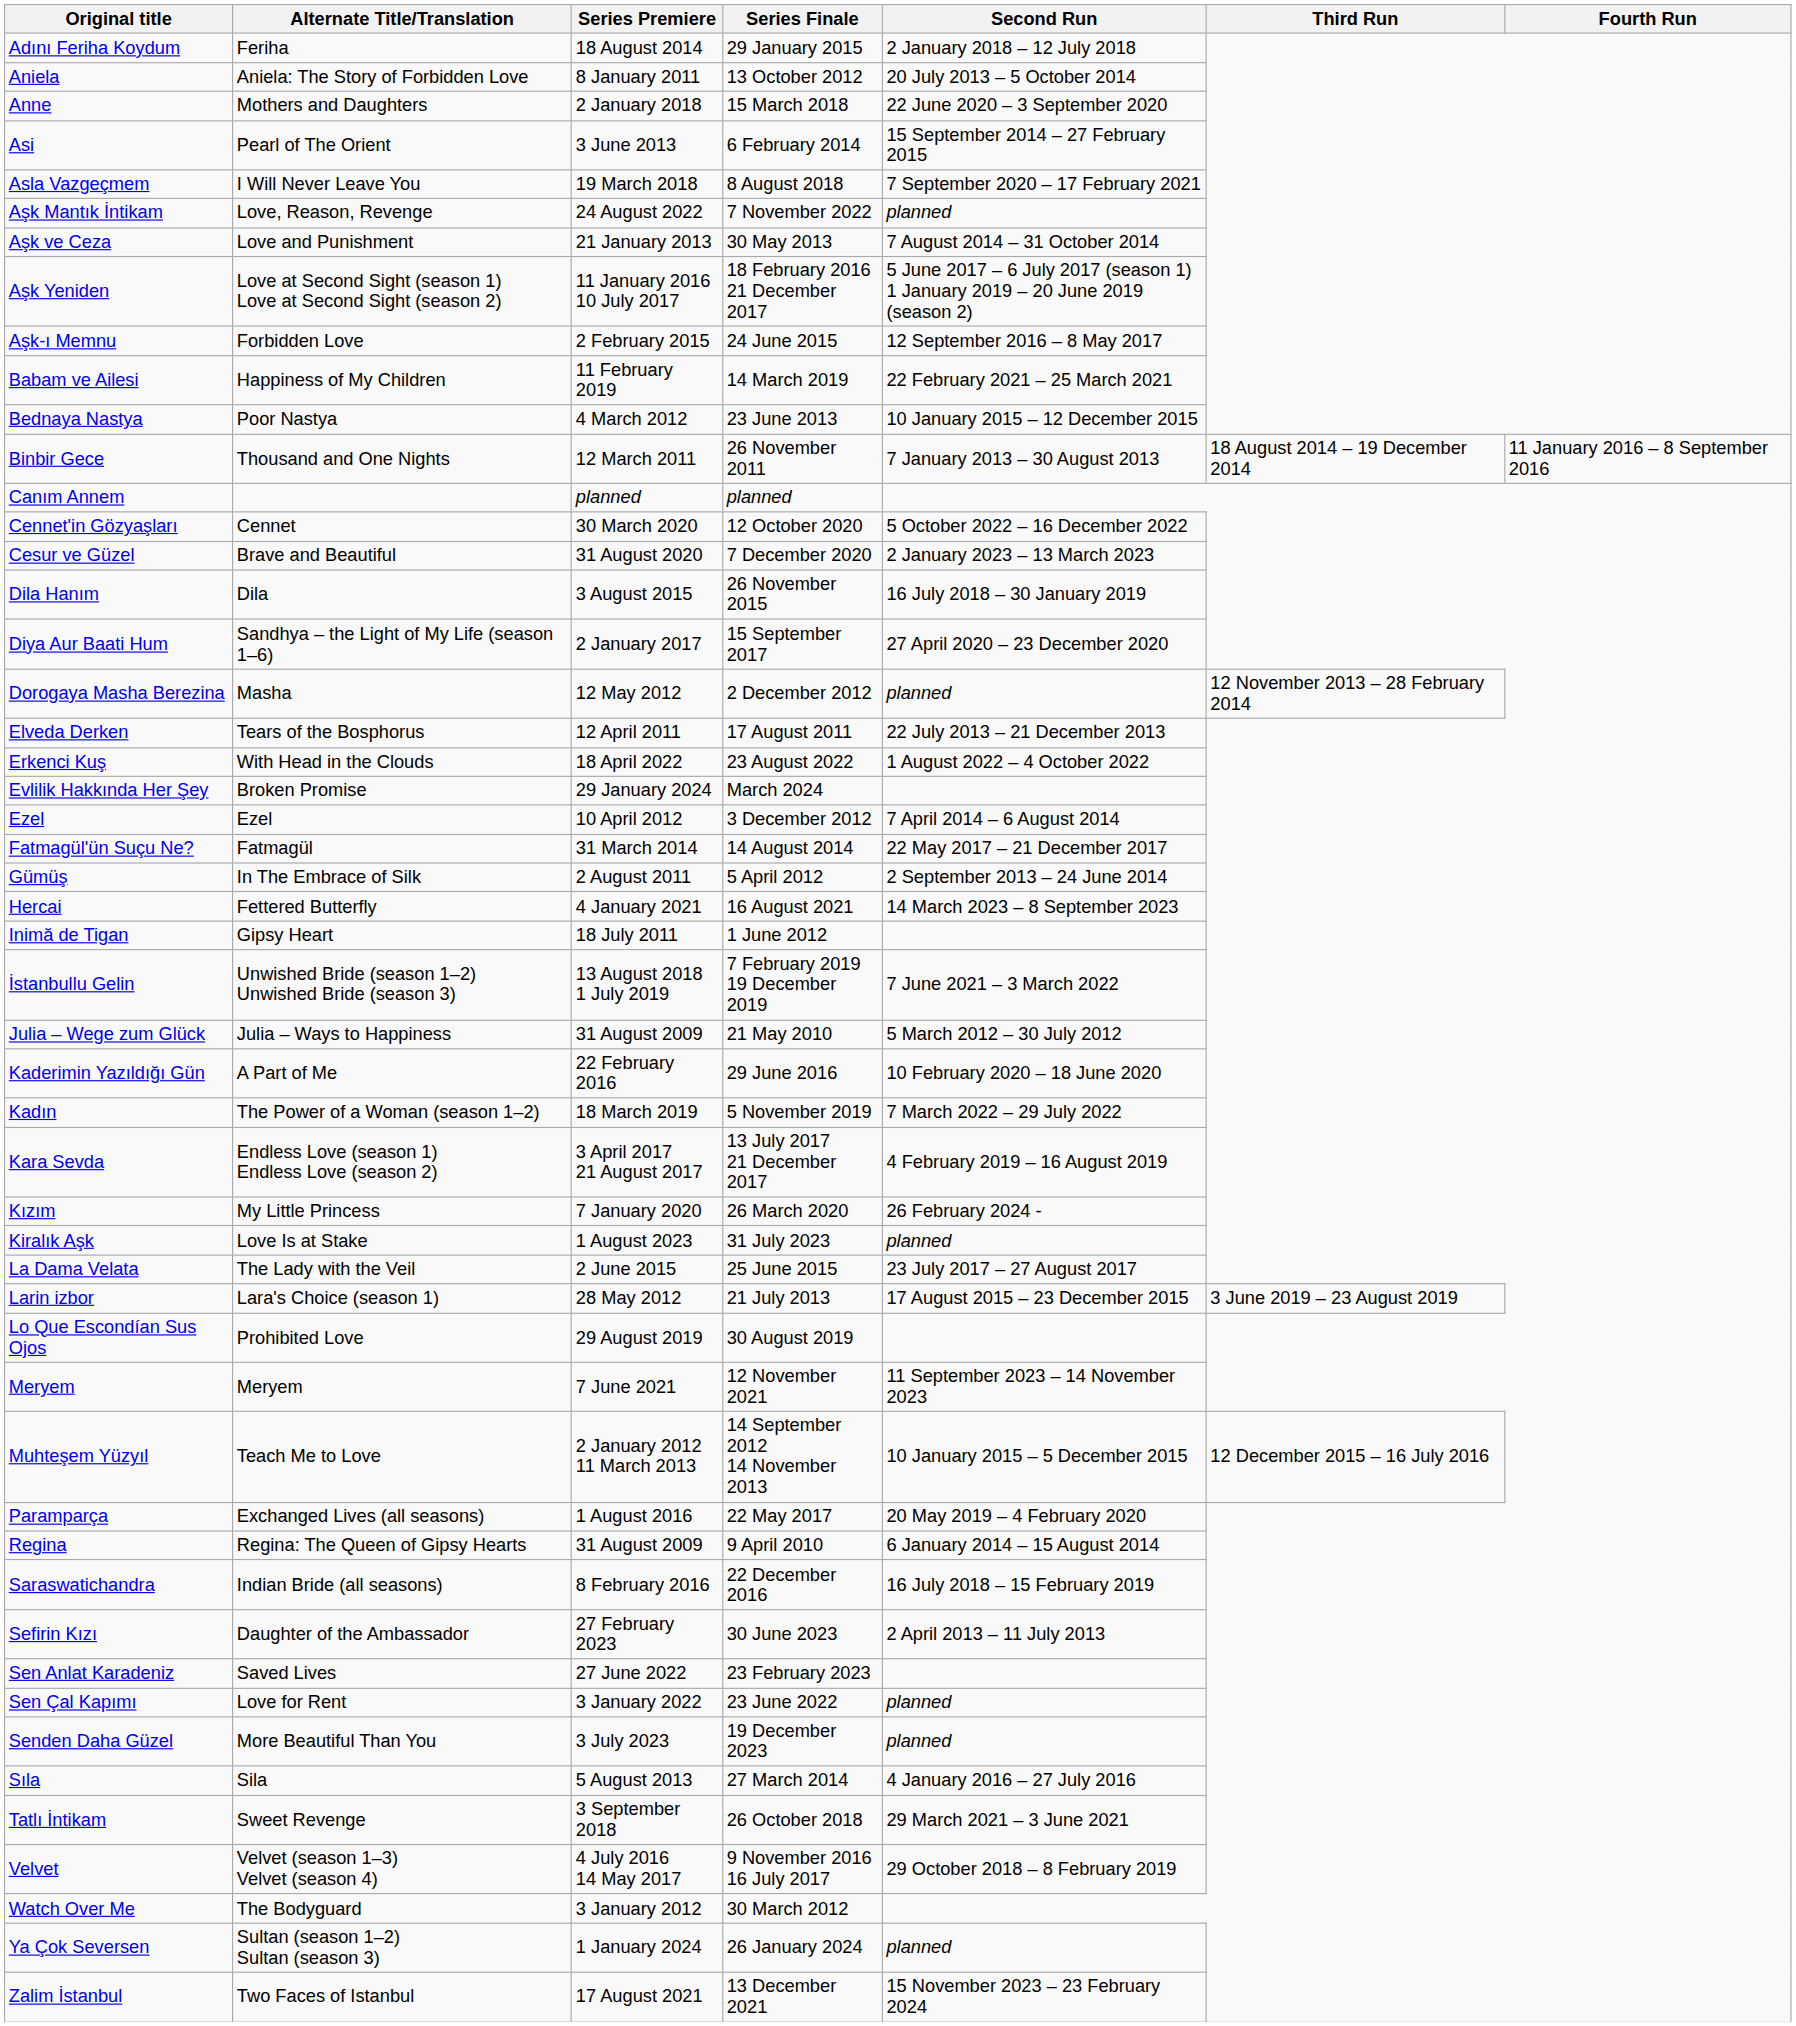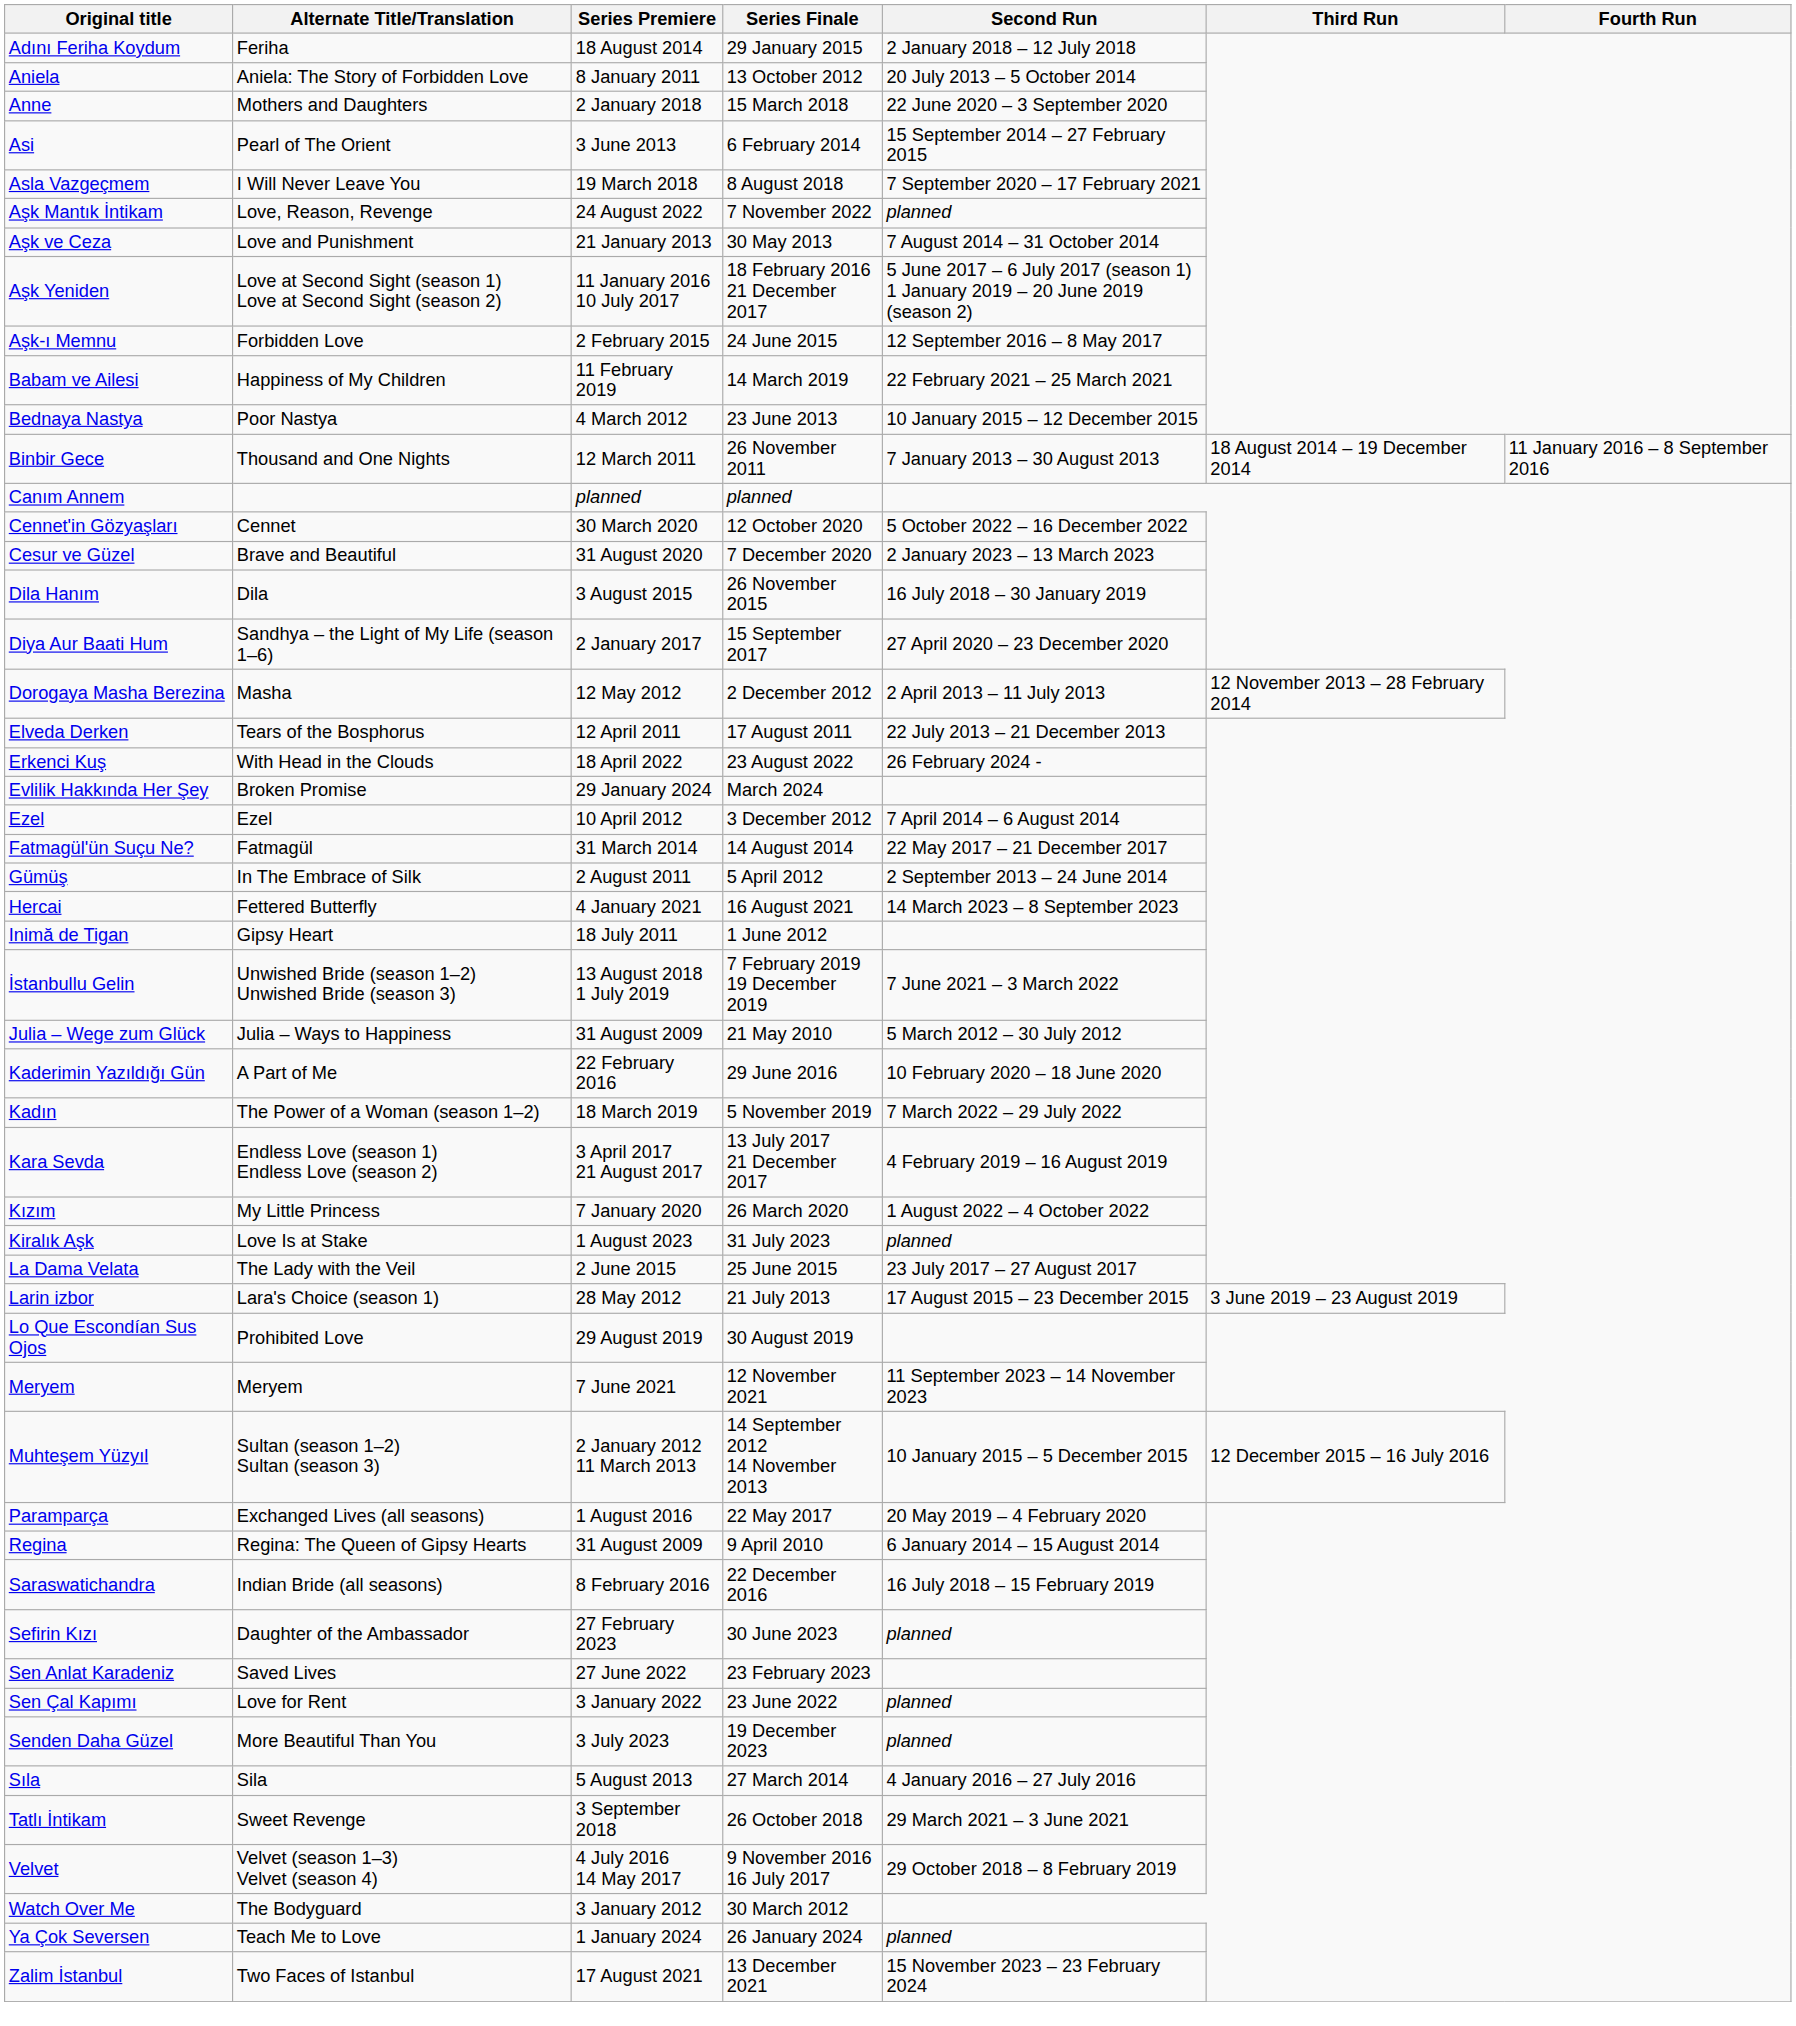(919, 693) planned -> (996, 693) 2 April 2013 – 11 July 2013
(1018, 761) 1 August 2022 – 4 October 2022 -> (964, 761) 26 February 2024 -
(964, 1211) 26 February 2024 - -> (1018, 1211) 1 August 2022 – 4 October 2022
(309, 1456) Teach Me to Love -> (318, 1456) Sultan (season 1–2) Sultan (season 3)
(996, 1634) 2 April 2013 – 11 July 2013 -> (919, 1634) planned
(318, 1947) Sultan (season 1–2) Sultan (season 3) -> (309, 1937) Teach Me to Love
